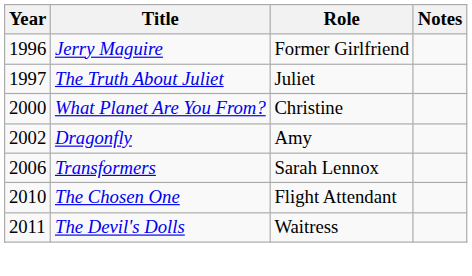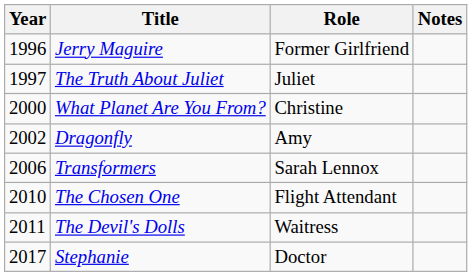+ row: (92, 256)
